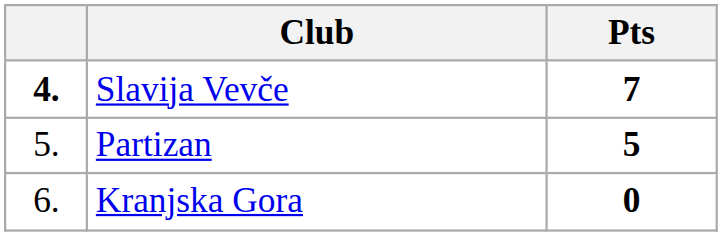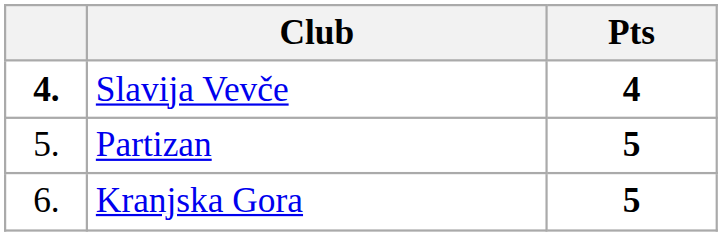(632, 88) 7 -> (632, 88) 4
(632, 200) 0 -> (632, 200) 5
